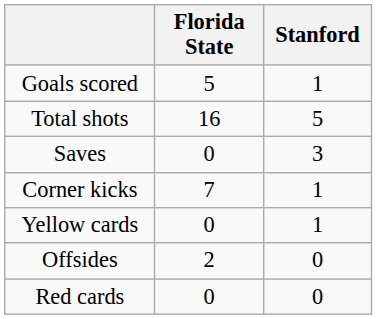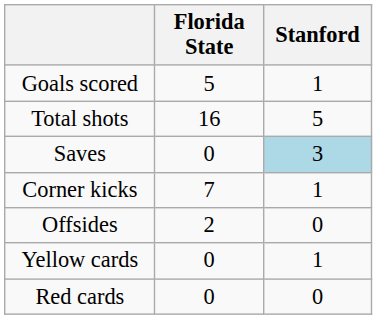(318, 154) no background -> (318, 154) lightblue background
rows swapped: (80, 260) <-> (80, 225)
